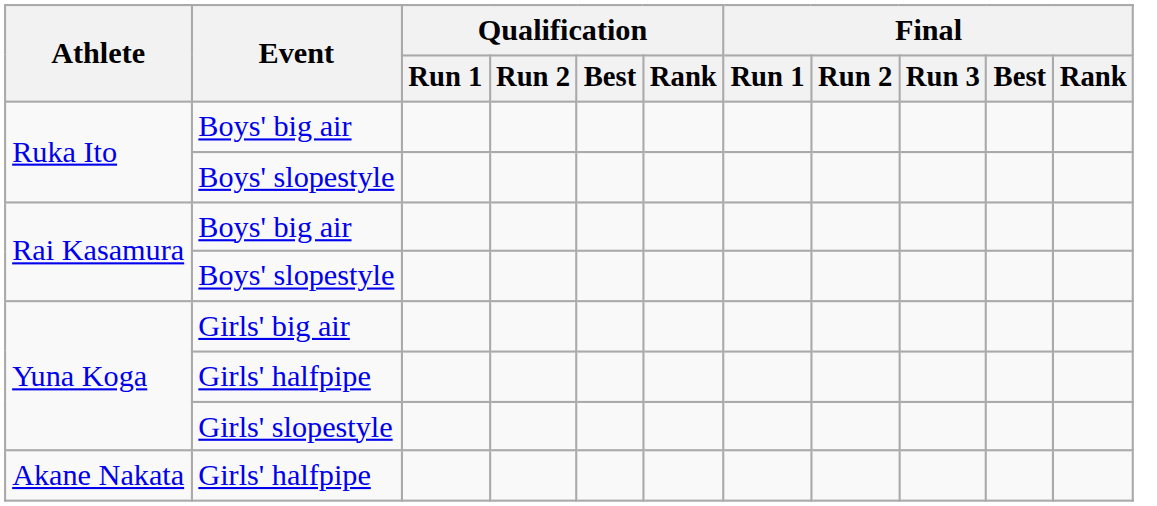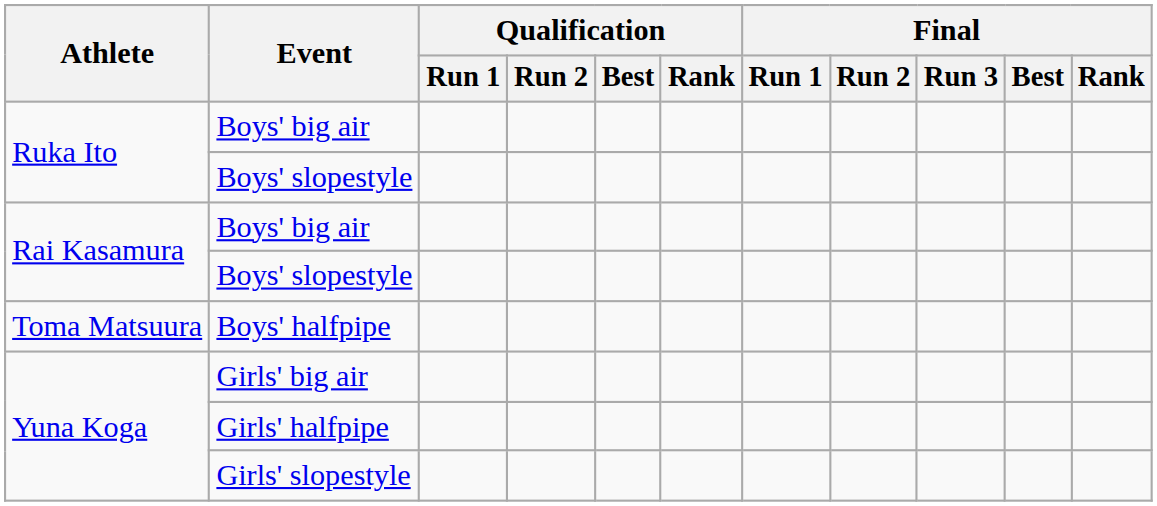+ row: (107, 326)
- row: (98, 476)
